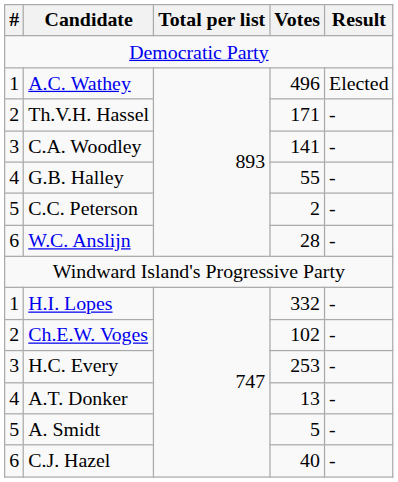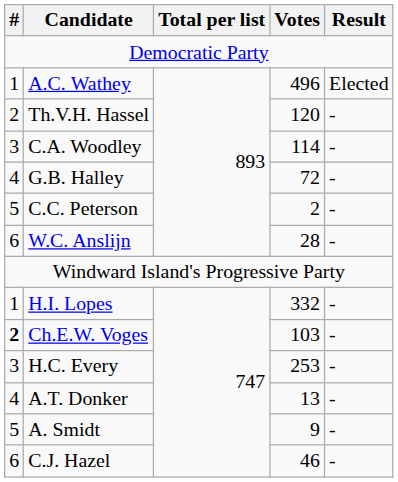(305, 114) 171 -> (305, 114) 120
(305, 146) 141 -> (305, 146) 114
(310, 177) 55 -> (310, 177) 72
(14, 334) normal -> (14, 334) bold
(305, 334) 102 -> (305, 334) 103
(315, 429) 5 -> (315, 429) 9
(310, 460) 40 -> (310, 460) 46
